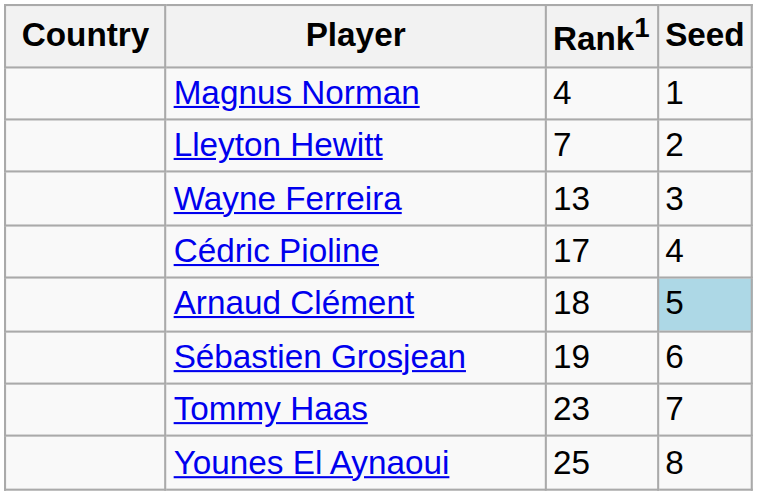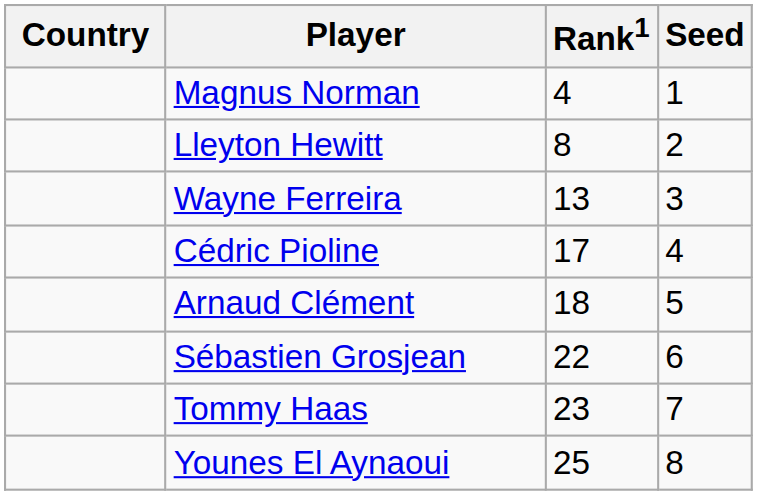(562, 145) 7 -> (562, 145) 8
(674, 303) lightblue background -> (674, 303) no background
(571, 356) 19 -> (571, 356) 22
